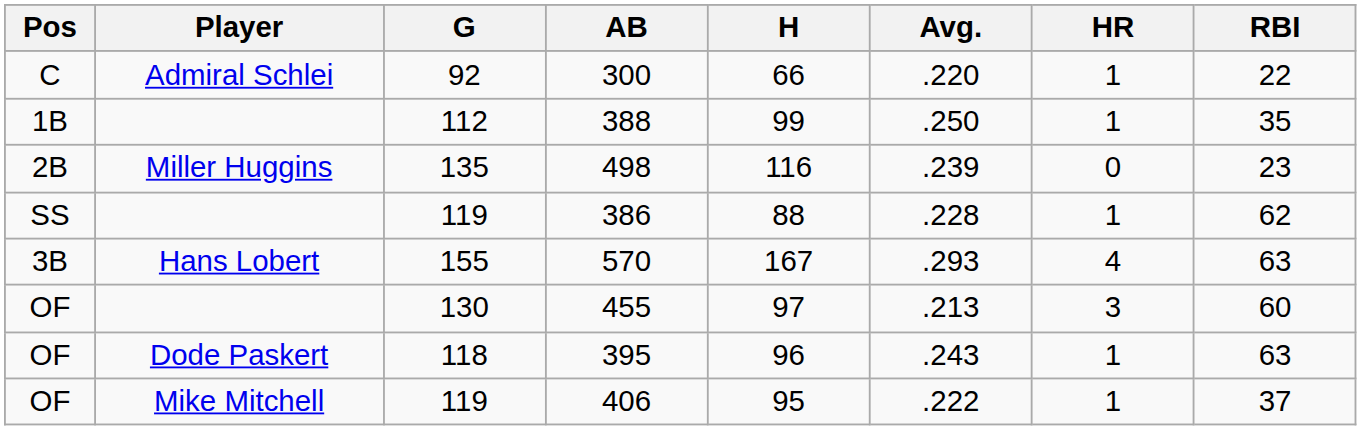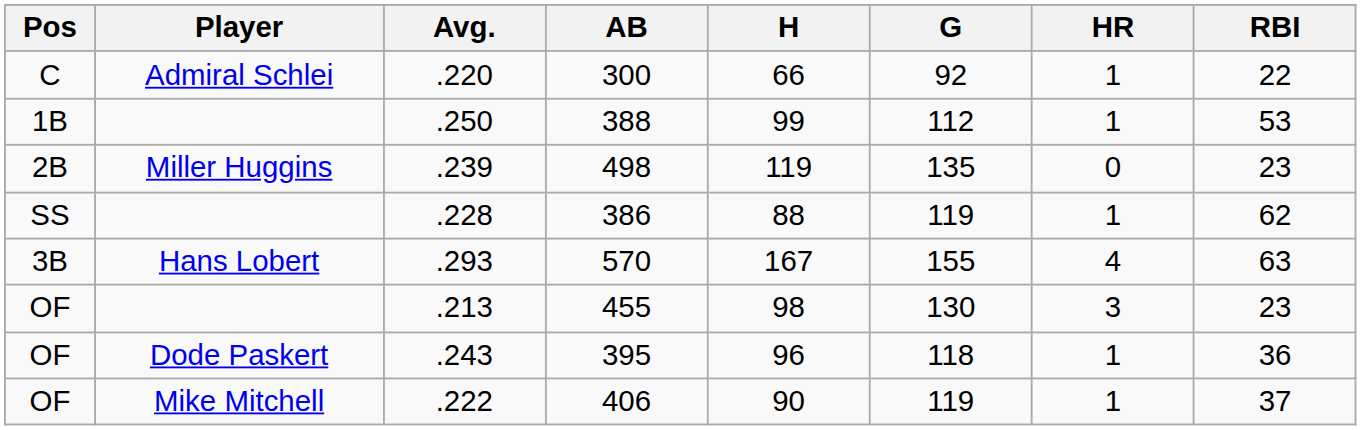columns swapped: (464, 27) <-> (951, 27)
(1275, 121) 35 -> (1275, 121) 53
(789, 167) 116 -> (789, 167) 119
(789, 307) 97 -> (789, 307) 98
(1275, 307) 60 -> (1275, 307) 23
(1275, 354) 63 -> (1275, 354) 36
(789, 401) 95 -> (789, 401) 90
